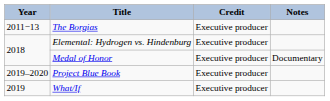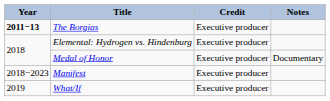(23, 27) normal -> (23, 27) bold
+ row: (69, 73)
- row: (86, 73)
